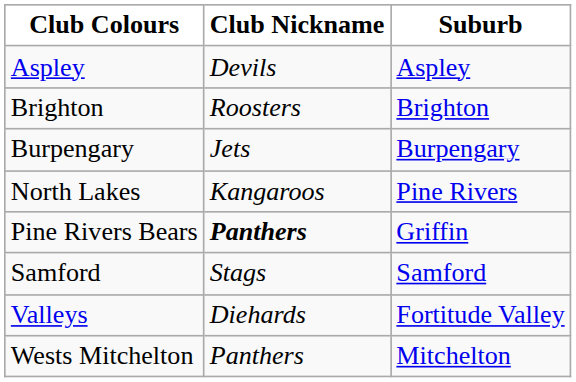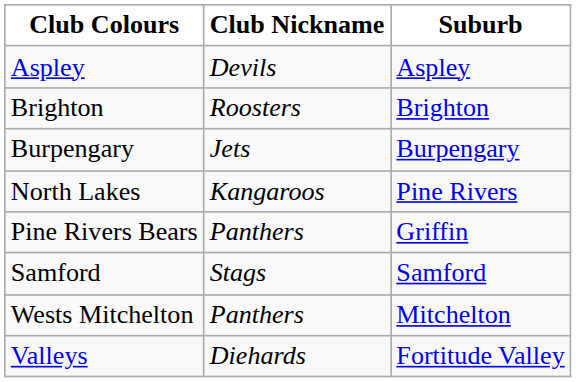(258, 231) bold -> (257, 231) normal
rows swapped: (102, 356) <-> (49, 314)
